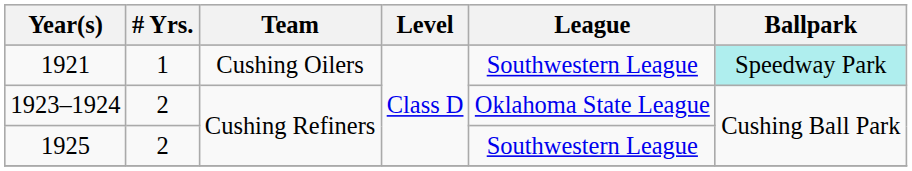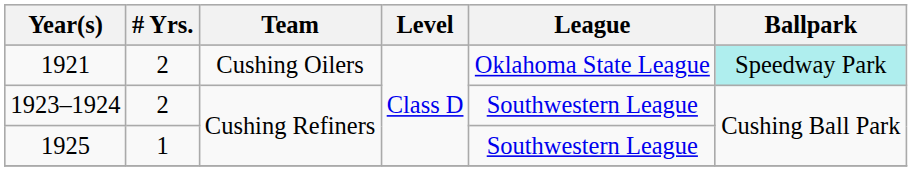(163, 65) 1 -> (163, 65) 2
(592, 65) Southwestern League -> (592, 65) Oklahoma State League
(592, 105) Oklahoma State League -> (592, 105) Southwestern League
(163, 145) 2 -> (163, 145) 1
